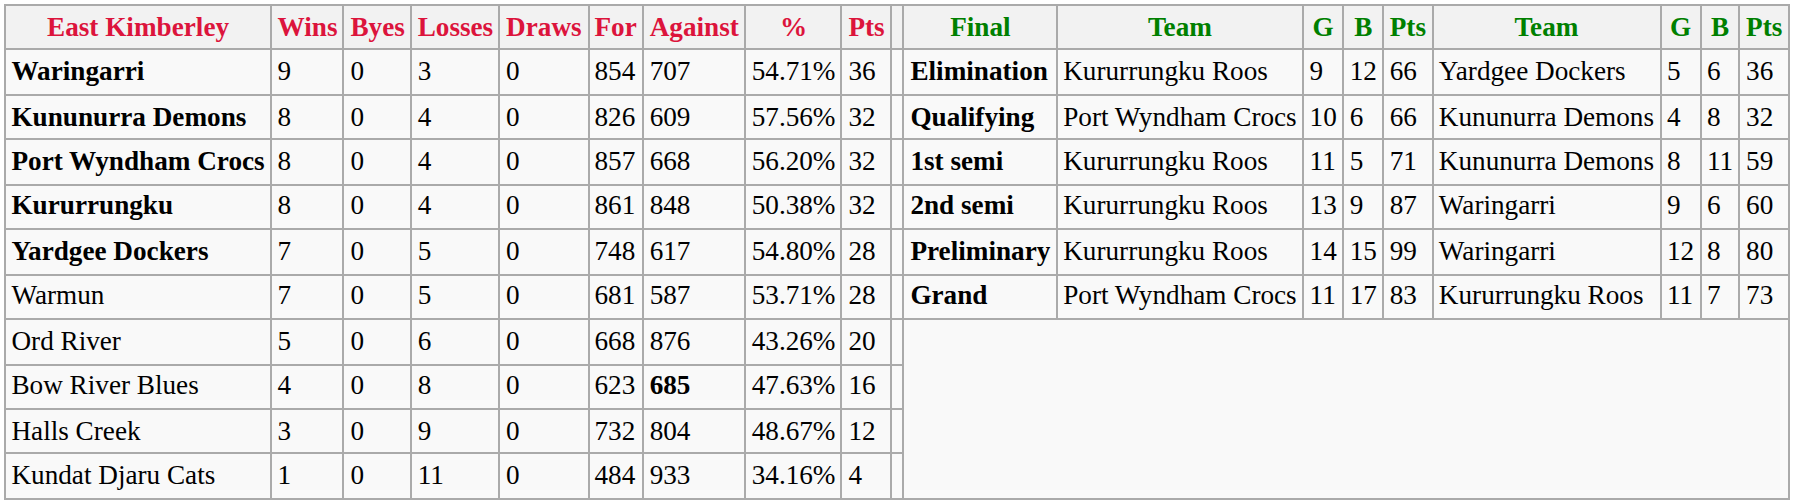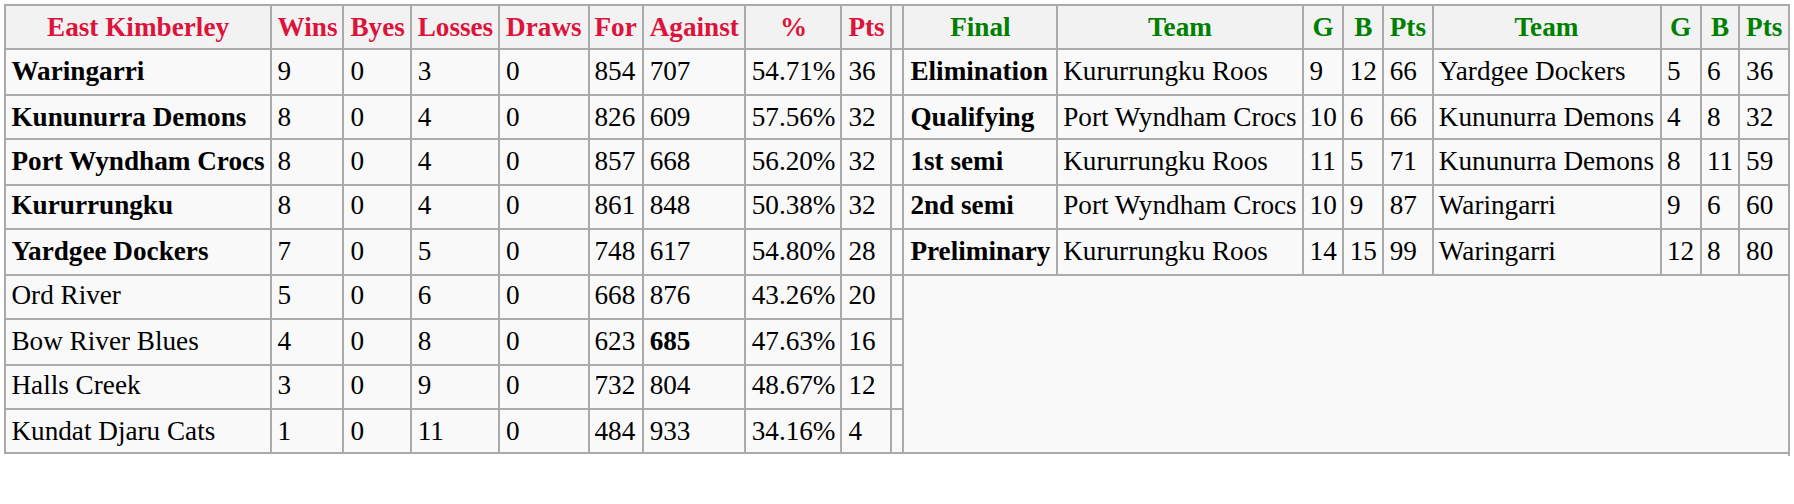(1166, 206) Kururrungku Roos -> (1180, 206) Port Wyndham Crocs
(1323, 206) 13 -> (1323, 206) 10
- row: (58, 295)
